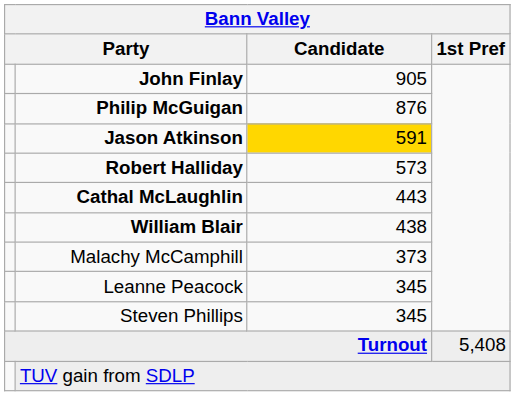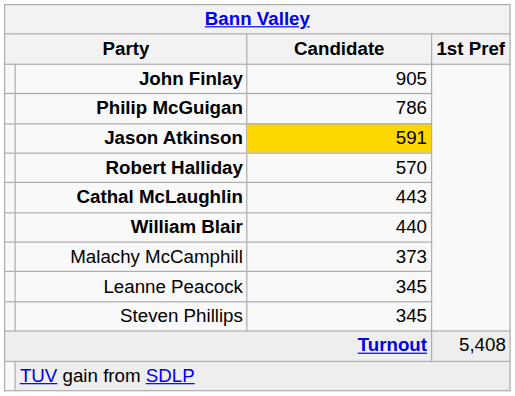(411, 108) 876 -> (411, 108) 786
(411, 167) 573 -> (411, 167) 570
(411, 227) 438 -> (411, 227) 440
